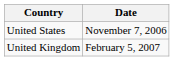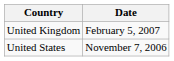rows swapped: (36, 30) <-> (44, 47)
